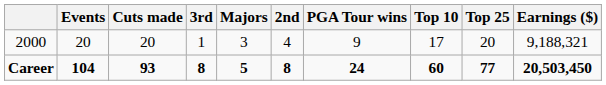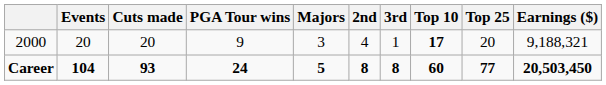columns swapped: (357, 17) <-> (201, 17)
(436, 42) normal -> (436, 42) bold
